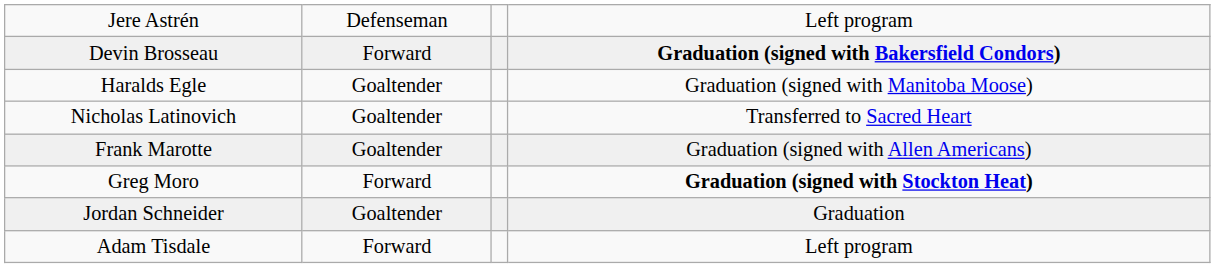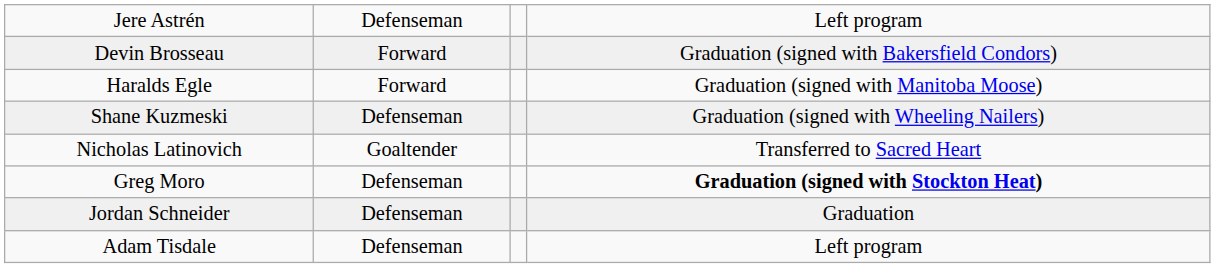(859, 52) bold -> (868, 52) normal
(397, 85) Goaltender -> (412, 85) Forward
+ row: (159, 117)
- row: (154, 149)
(397, 181) Forward -> (412, 181) Defenseman
(397, 213) Goaltender -> (412, 213) Defenseman
(397, 246) Forward -> (412, 246) Defenseman
